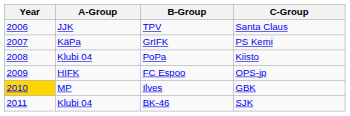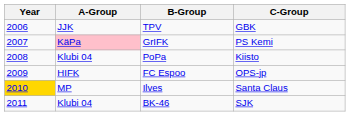(262, 27) Santa Claus -> (246, 27) GBK
(69, 42) no background -> (69, 42) pink background
(246, 88) GBK -> (262, 88) Santa Claus
